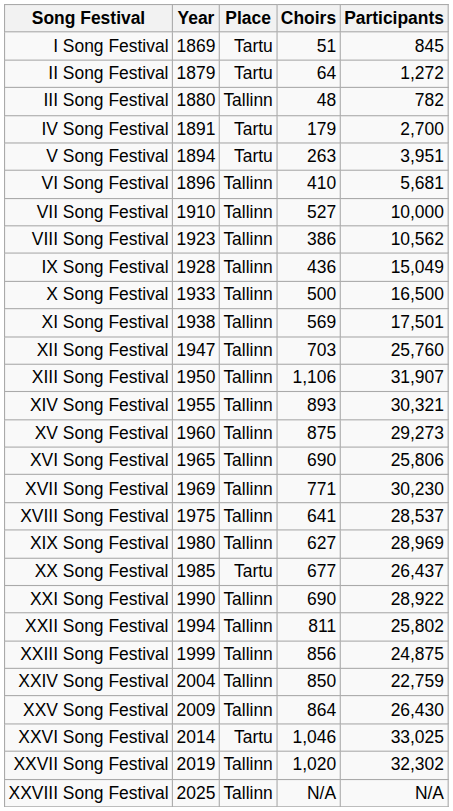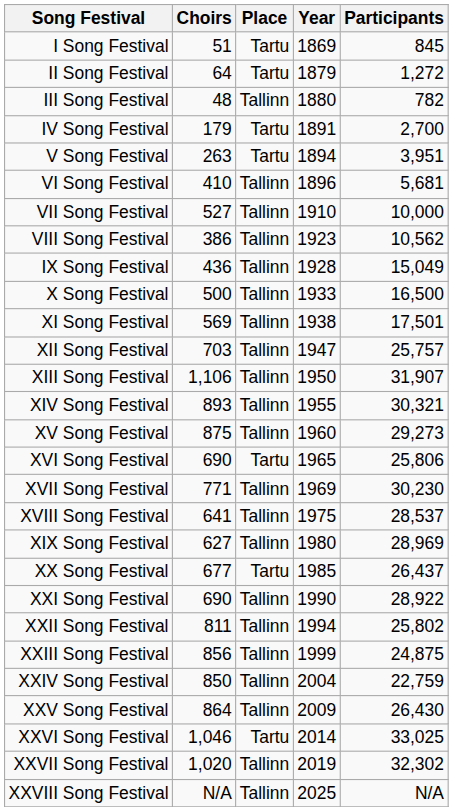columns swapped: (196, 18) <-> (308, 18)
(417, 350) 25,760 -> (417, 350) 25,757
(248, 460) Tallinn -> (270, 460) Tartu
